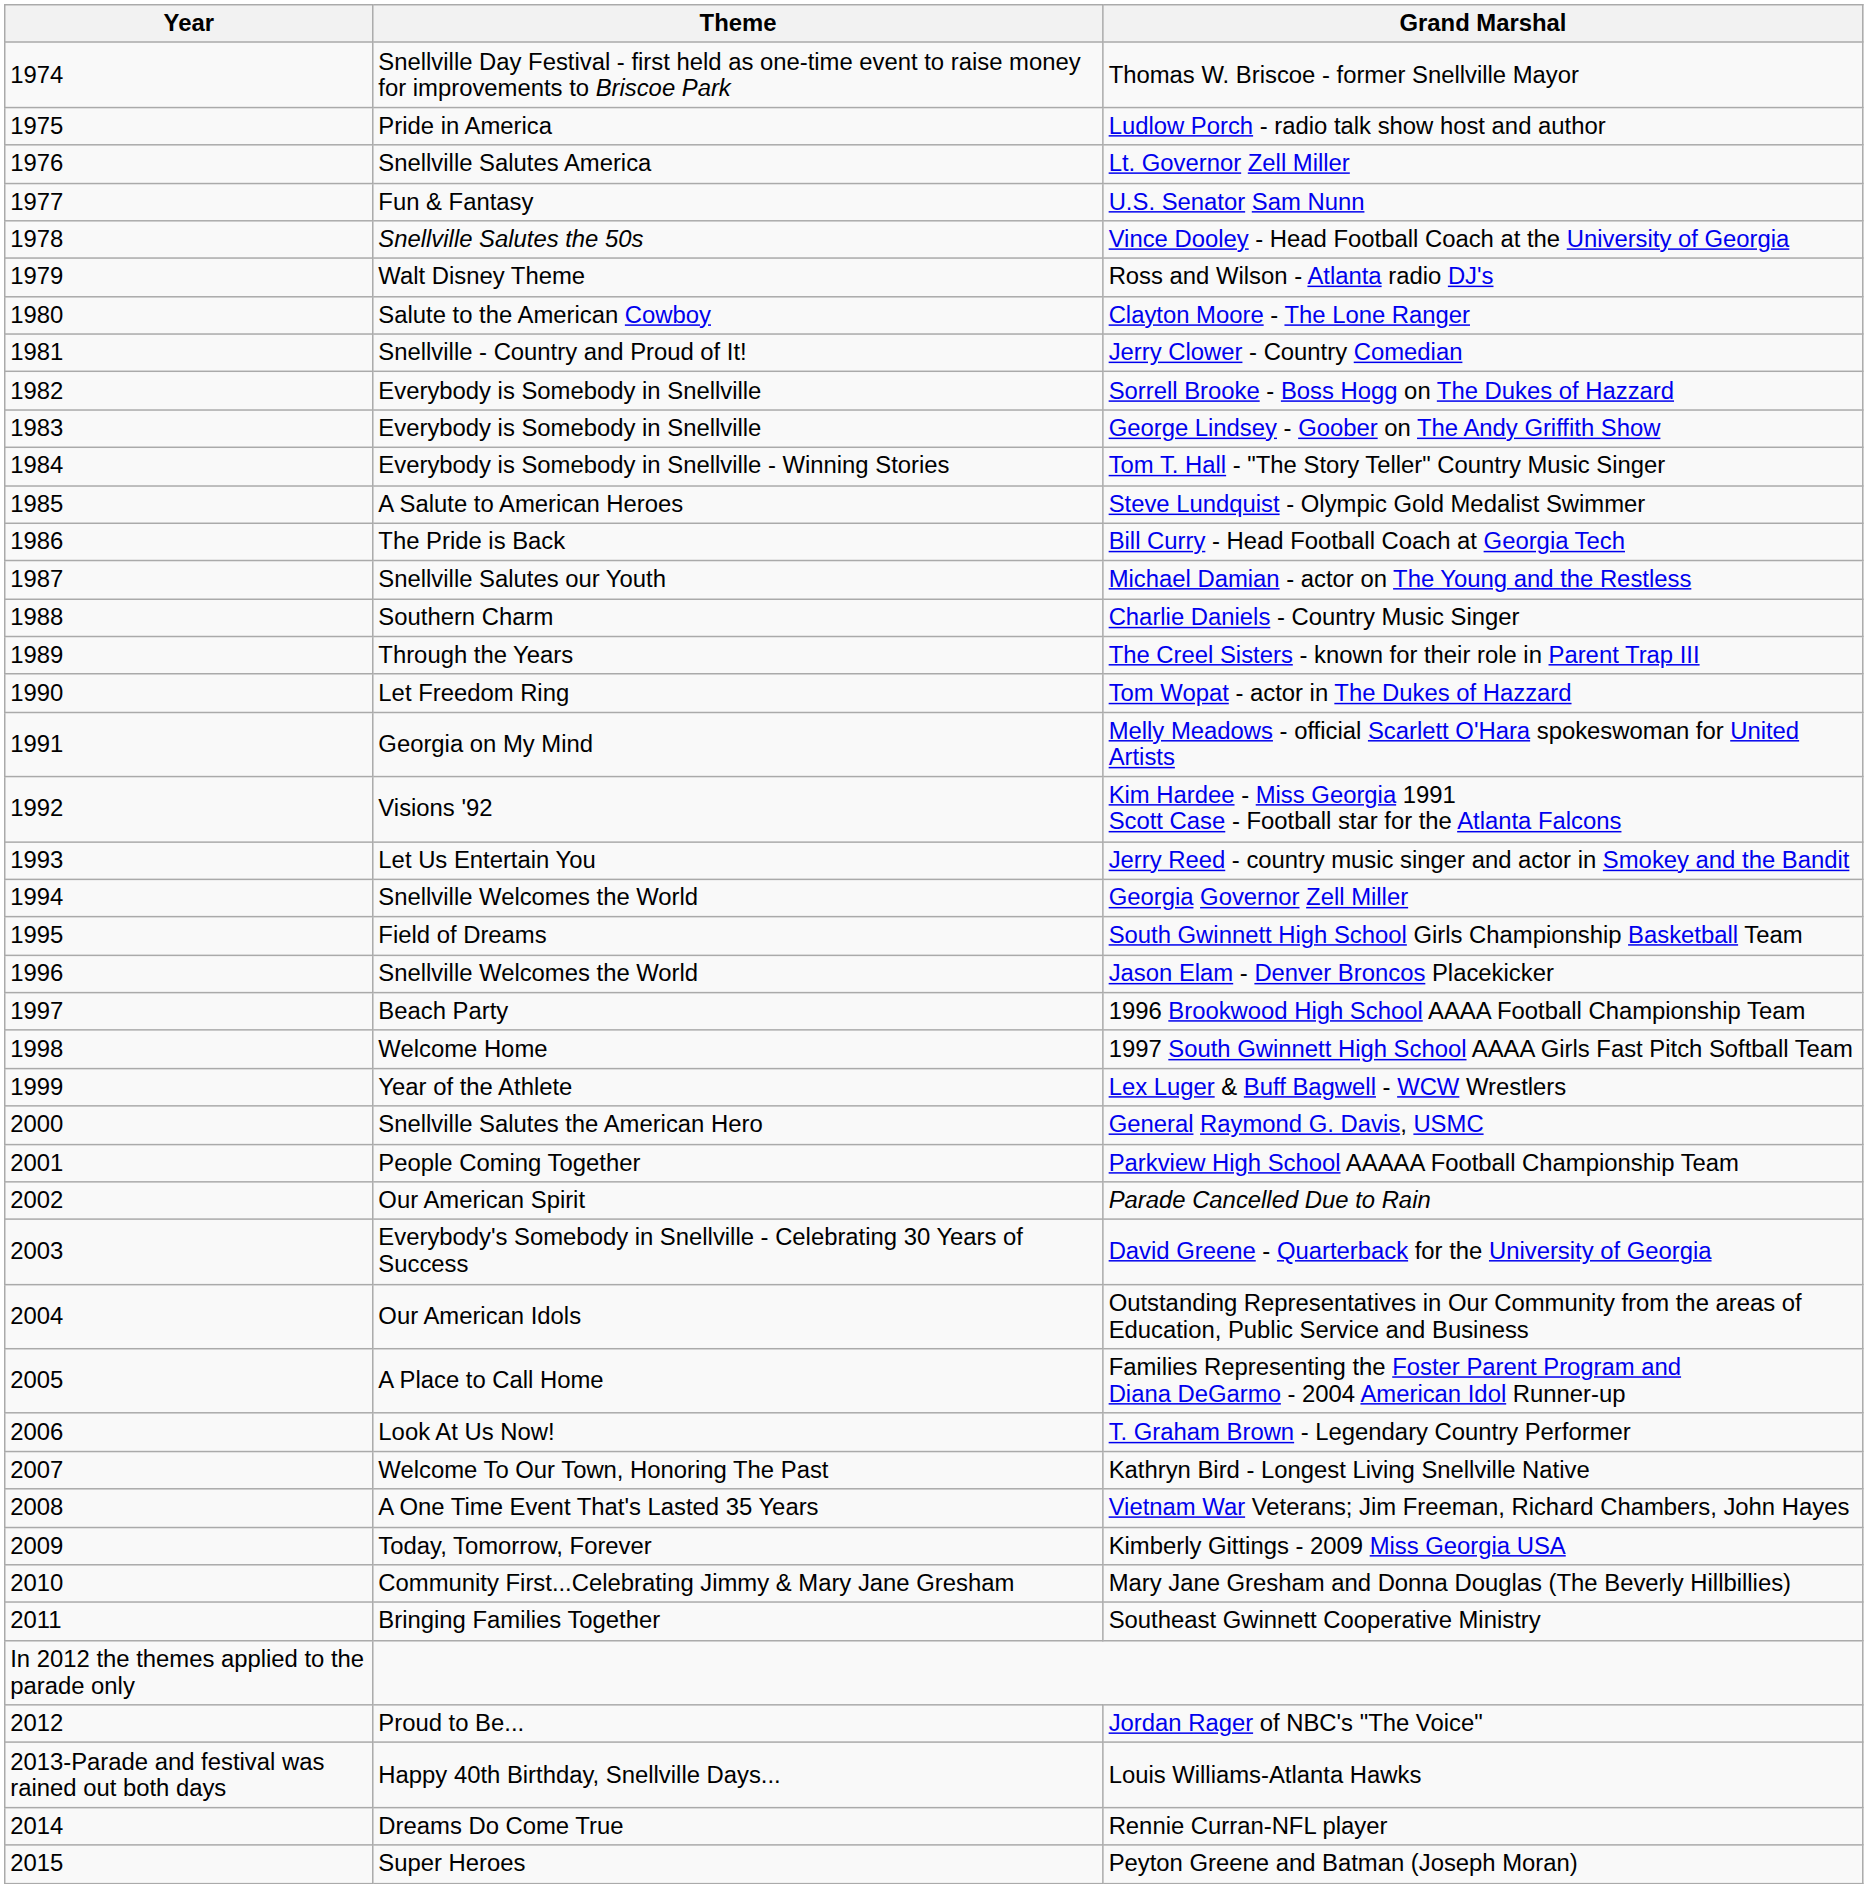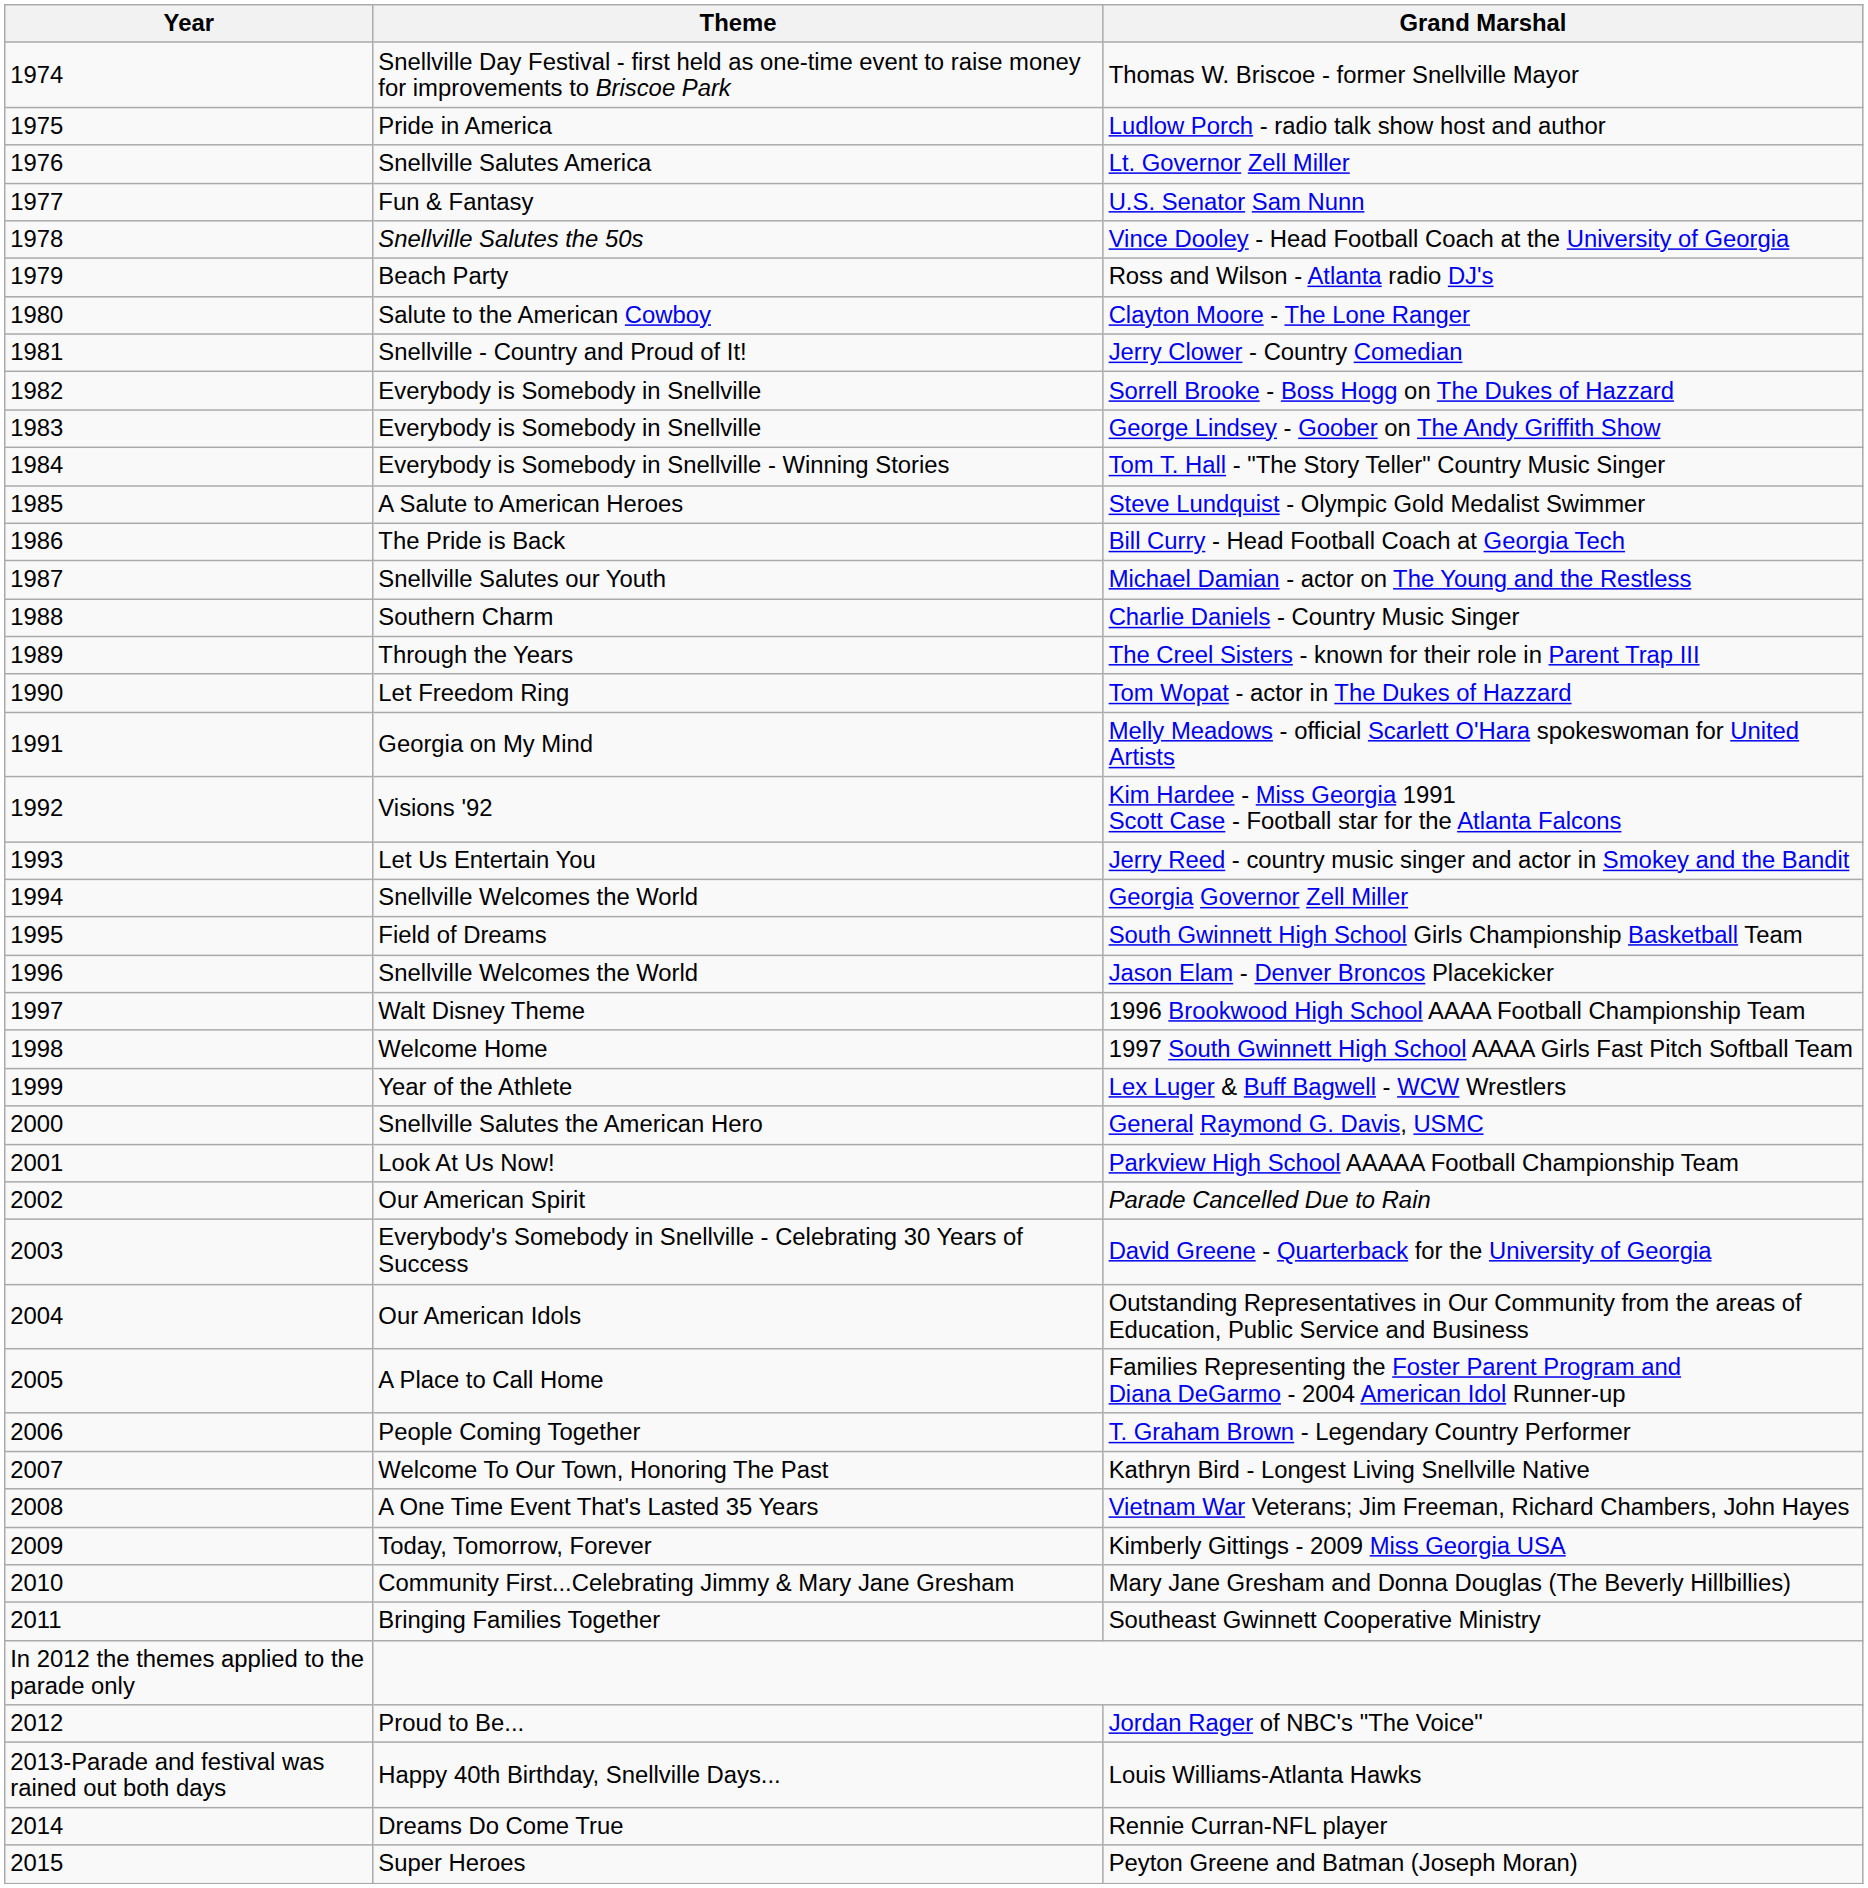(482, 277) Walt Disney Theme -> (443, 277) Beach Party
(443, 1011) Beach Party -> (482, 1011) Walt Disney Theme
(509, 1162) People Coming Together -> (466, 1162) Look At Us Now!
(466, 1432) Look At Us Now! -> (509, 1432) People Coming Together
